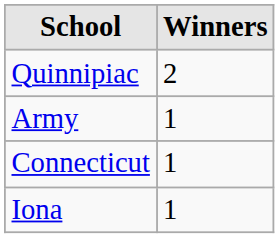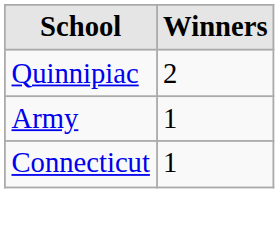- row: (37, 208)
